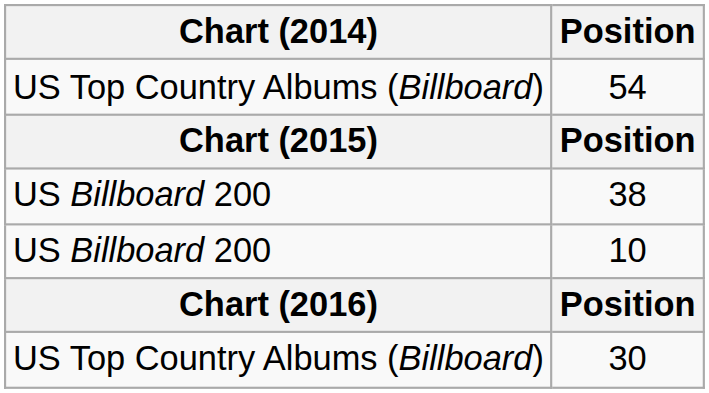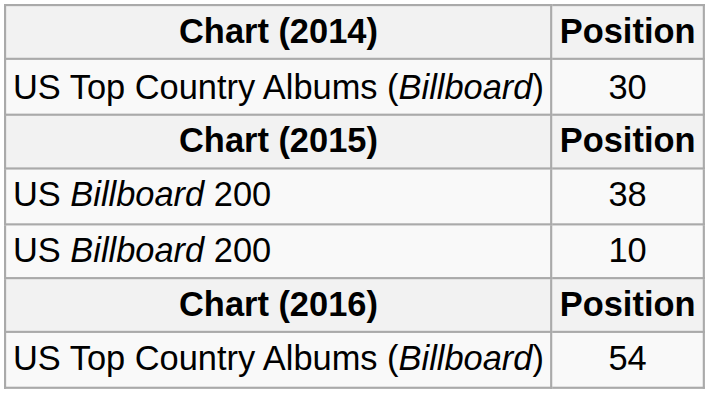rows swapped: (628, 86) <-> (628, 359)
